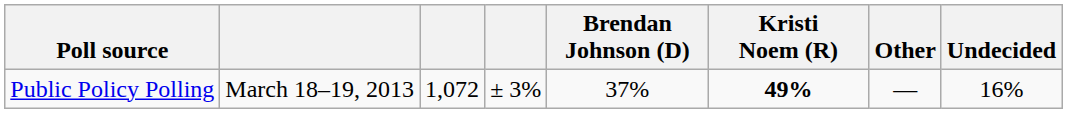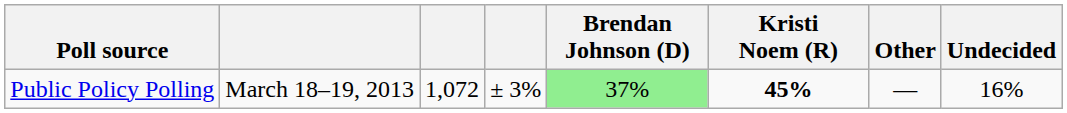(627, 88) no background -> (627, 88) lightgreen background
(788, 88) 49% -> (788, 88) 45%
